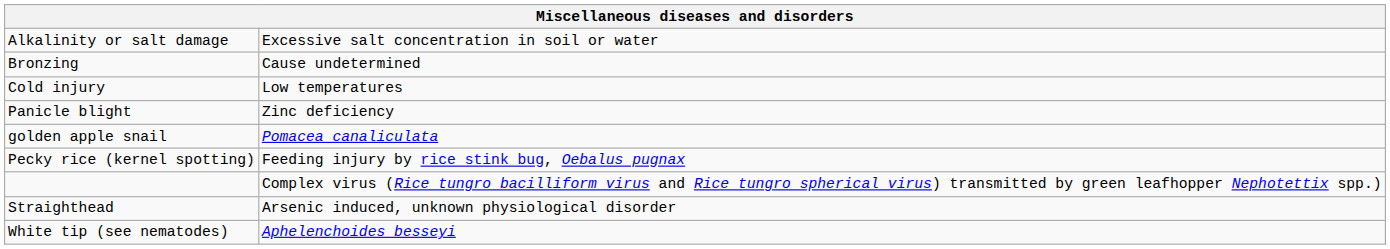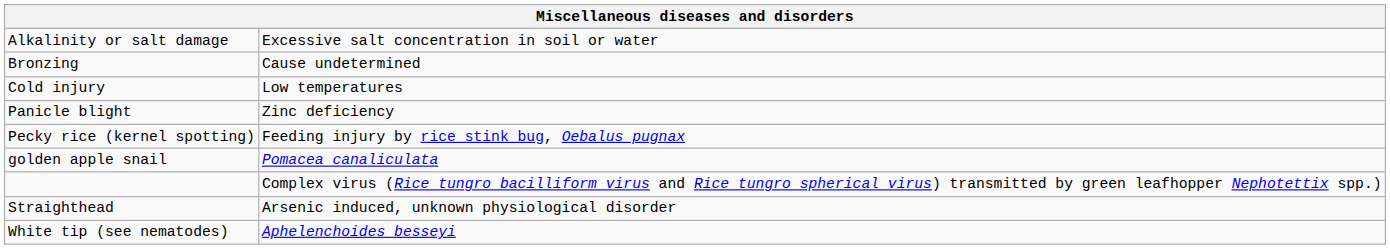rows swapped: (87, 136) <-> (131, 160)
